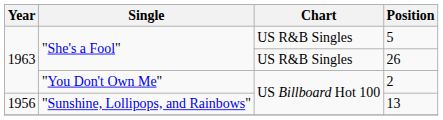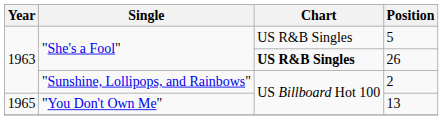(305, 59) normal -> (306, 59) bold
(102, 81) "You Don't Own Me" -> (146, 81) "Sunshine, Lollipops, and Rainbows"
(22, 103) 1956 -> (22, 103) 1965
(146, 103) "Sunshine, Lollipops, and Rainbows" -> (102, 103) "You Don't Own Me"
